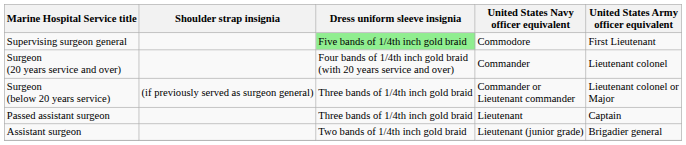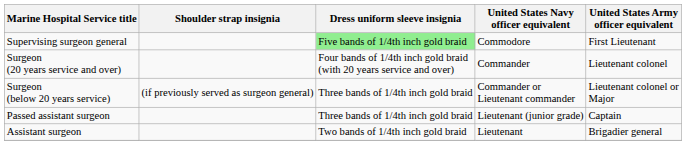(500, 115) Lieutenant -> (531, 115) Lieutenant (junior grade)
(531, 132) Lieutenant (junior grade) -> (500, 132) Lieutenant
